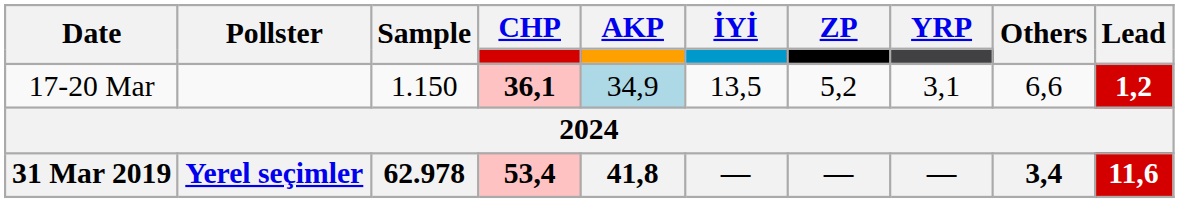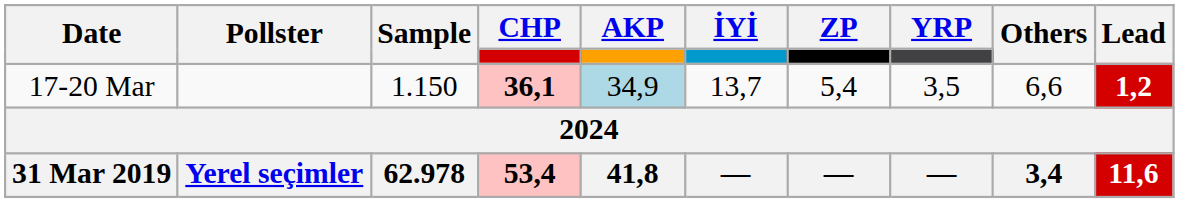(736, 84) 13,5 -> (736, 84) 13,7
(839, 84) 5,2 -> (839, 84) 5,4
(942, 84) 3,1 -> (942, 84) 3,5
